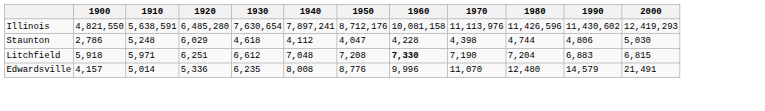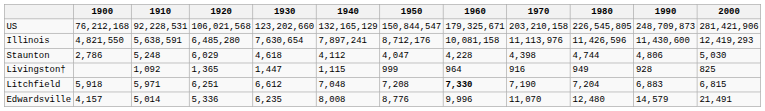+ row: (12, 26)
(593, 26) 11,430,602 -> (663, 41) 11,430,600
+ row: (36, 70)
